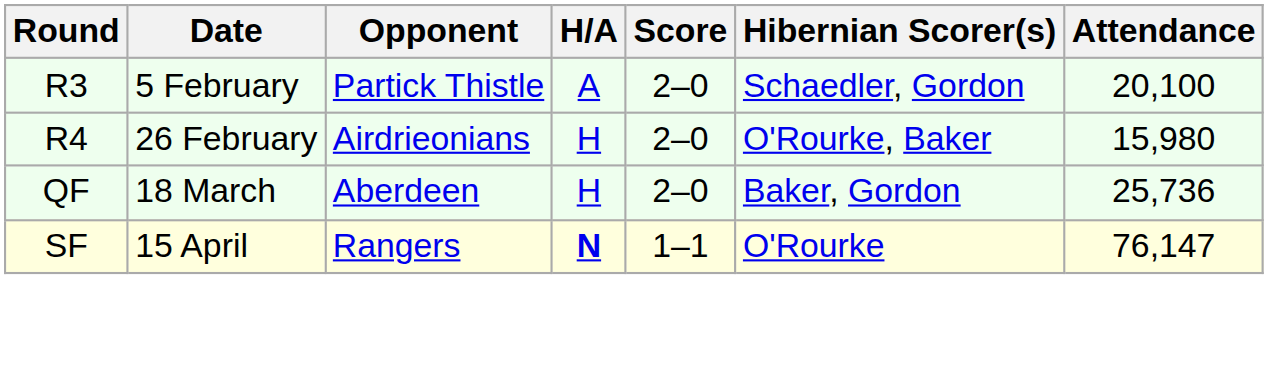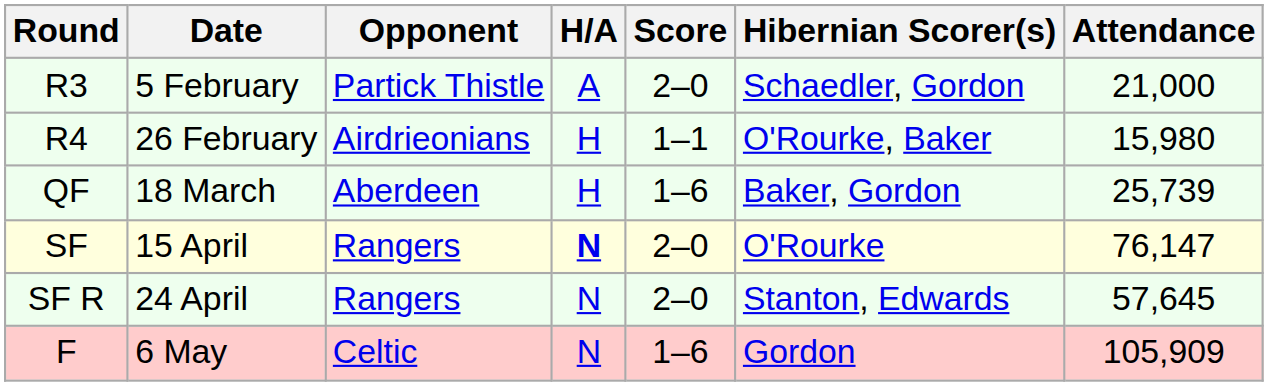(1164, 84) 20,100 -> (1164, 84) 21,000
(680, 138) 2–0 -> (680, 138) 1–1
(680, 191) 2–0 -> (680, 191) 1–6
(1164, 191) 25,736 -> (1164, 191) 25,739
(680, 245) 1–1 -> (680, 245) 2–0
+ row: (66, 298)
+ row: (66, 352)
